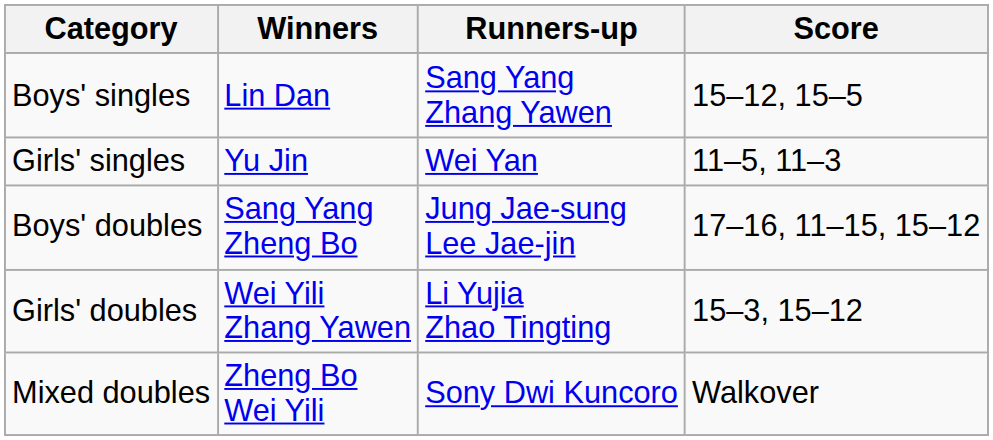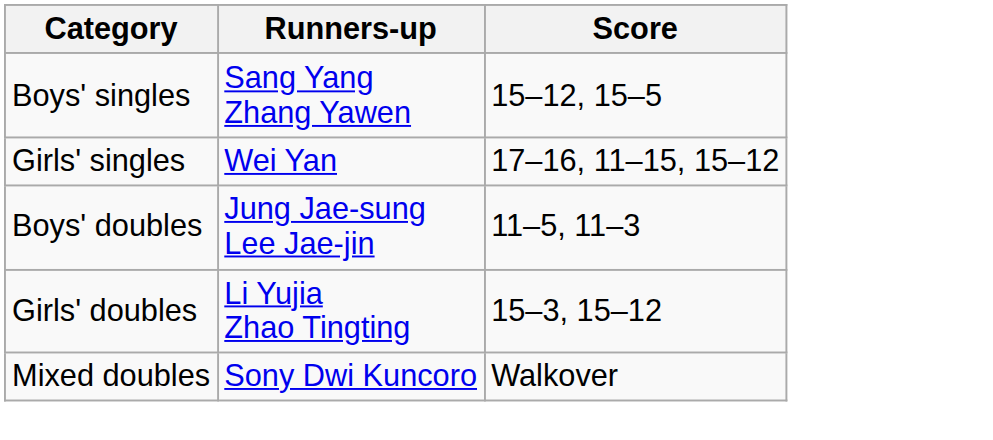- column: (318, 28)
(767, 160) 11–5, 11–3 -> (635, 160) 17–16, 11–15, 15–12
(836, 226) 17–16, 11–15, 15–12 -> (566, 226) 11–5, 11–3
